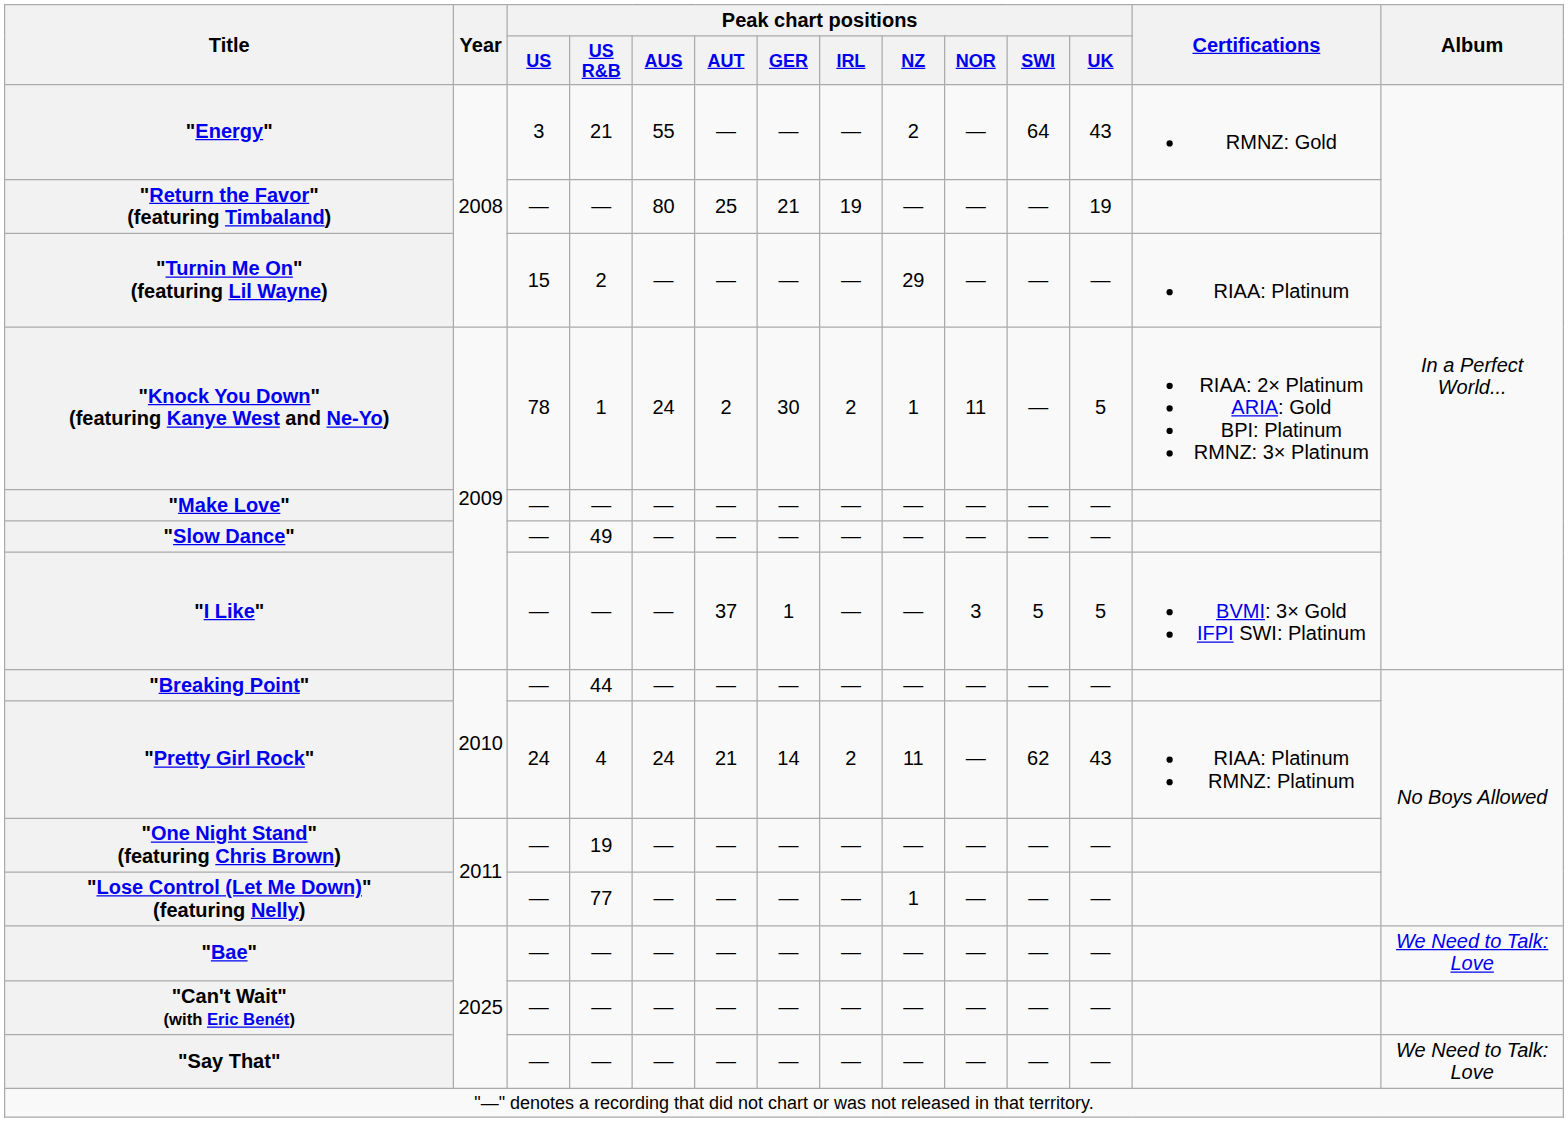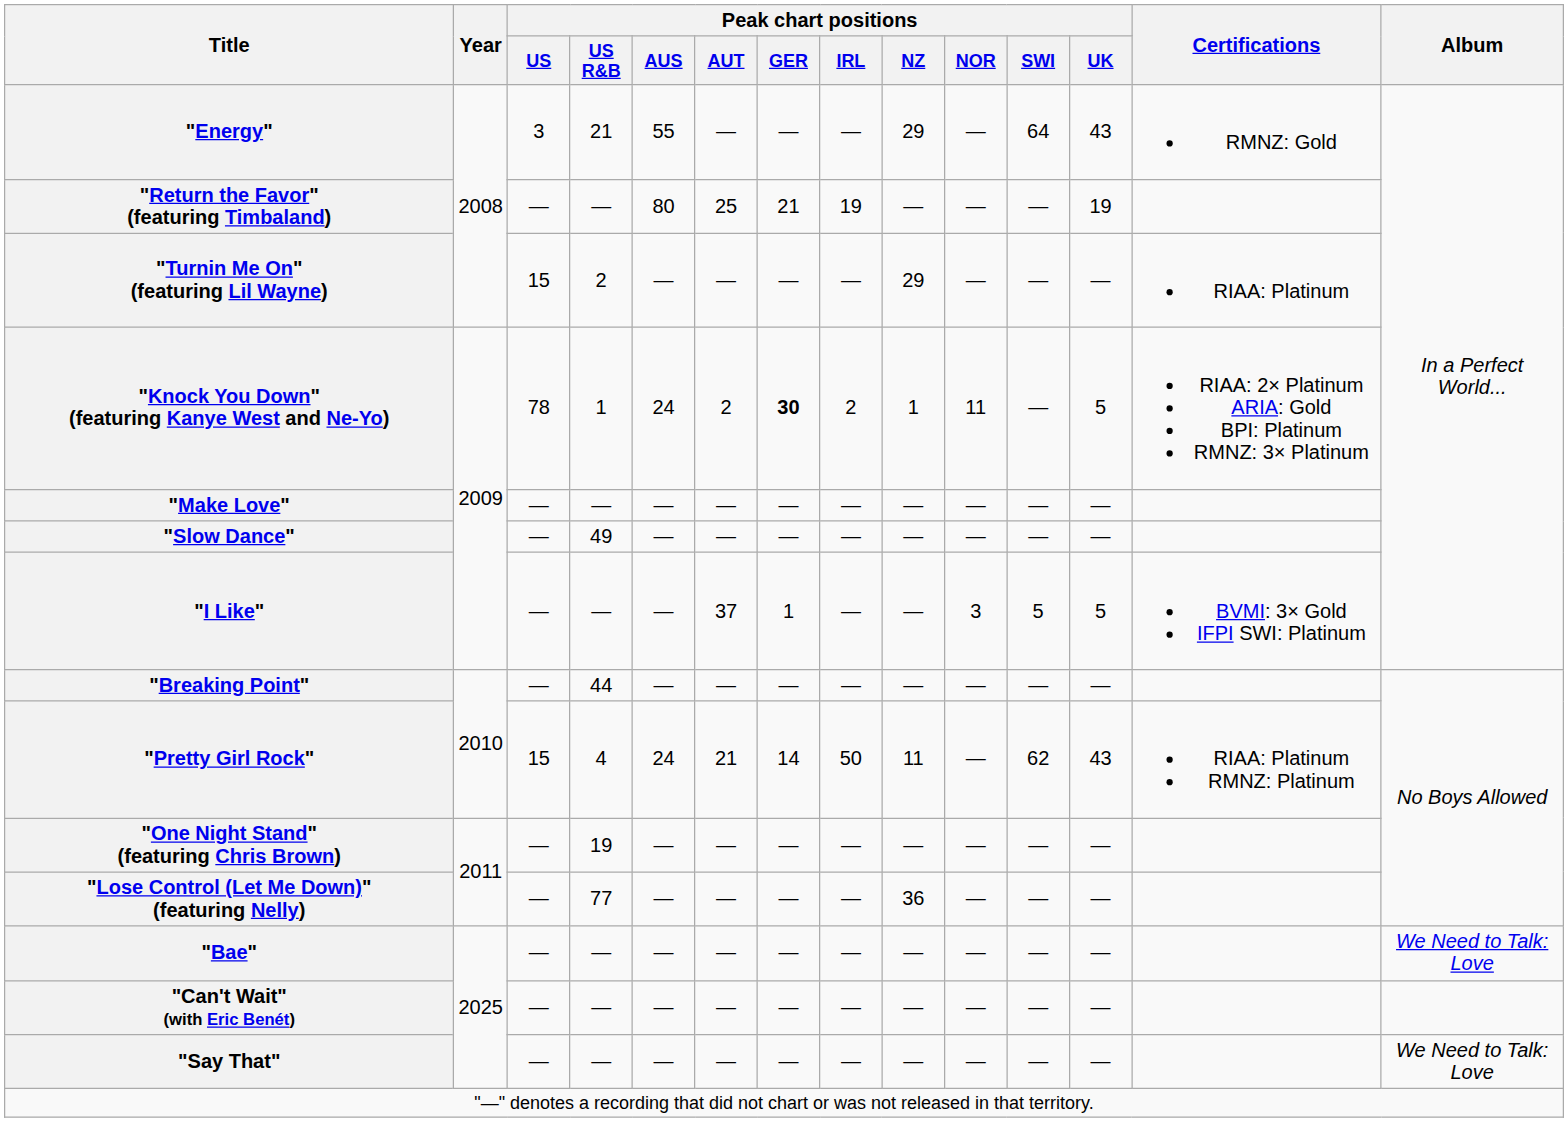(913, 131) 2 -> (913, 131) 29
(788, 408) normal -> (788, 408) bold
(539, 759) 24 -> (539, 759) 15
(851, 759) 2 -> (851, 759) 50
(913, 898) 1 -> (913, 898) 36
